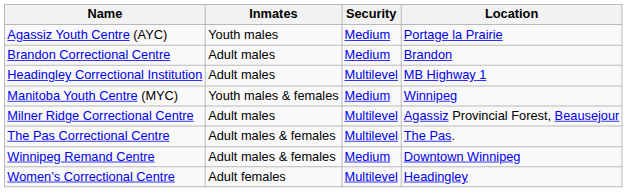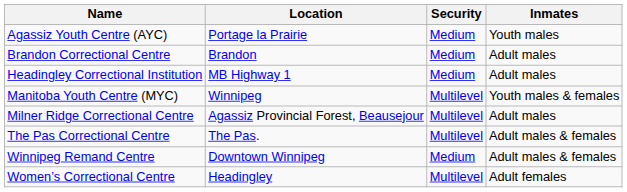columns swapped: (512, 14) <-> (273, 14)
(371, 75) Multilevel -> (452, 75) Medium
(367, 95) Medium -> (456, 95) Multilevel
